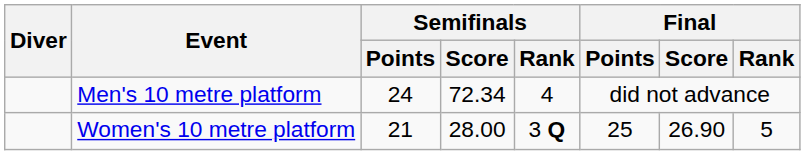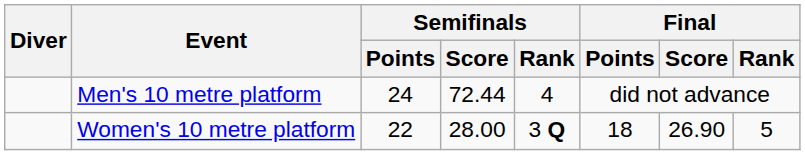(477, 94) 72.34 -> (477, 94) 72.44
(400, 130) 21 -> (400, 130) 22
(620, 130) 25 -> (620, 130) 18
